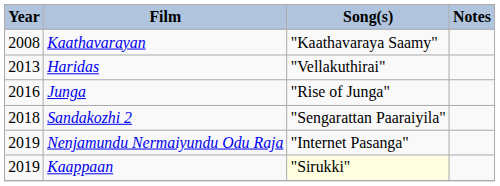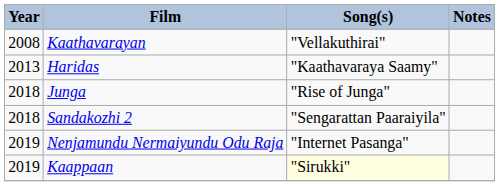(364, 42) "Kaathavaraya Saamy" -> (338, 42) "Vellakuthirai"
(338, 67) "Vellakuthirai" -> (364, 67) "Kaathavaraya Saamy"
(24, 92) 2016 -> (24, 92) 2018
